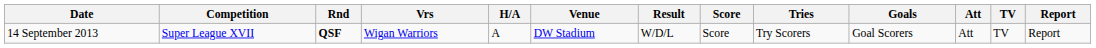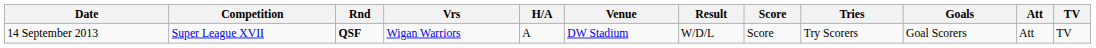- column: (1058, 13)
